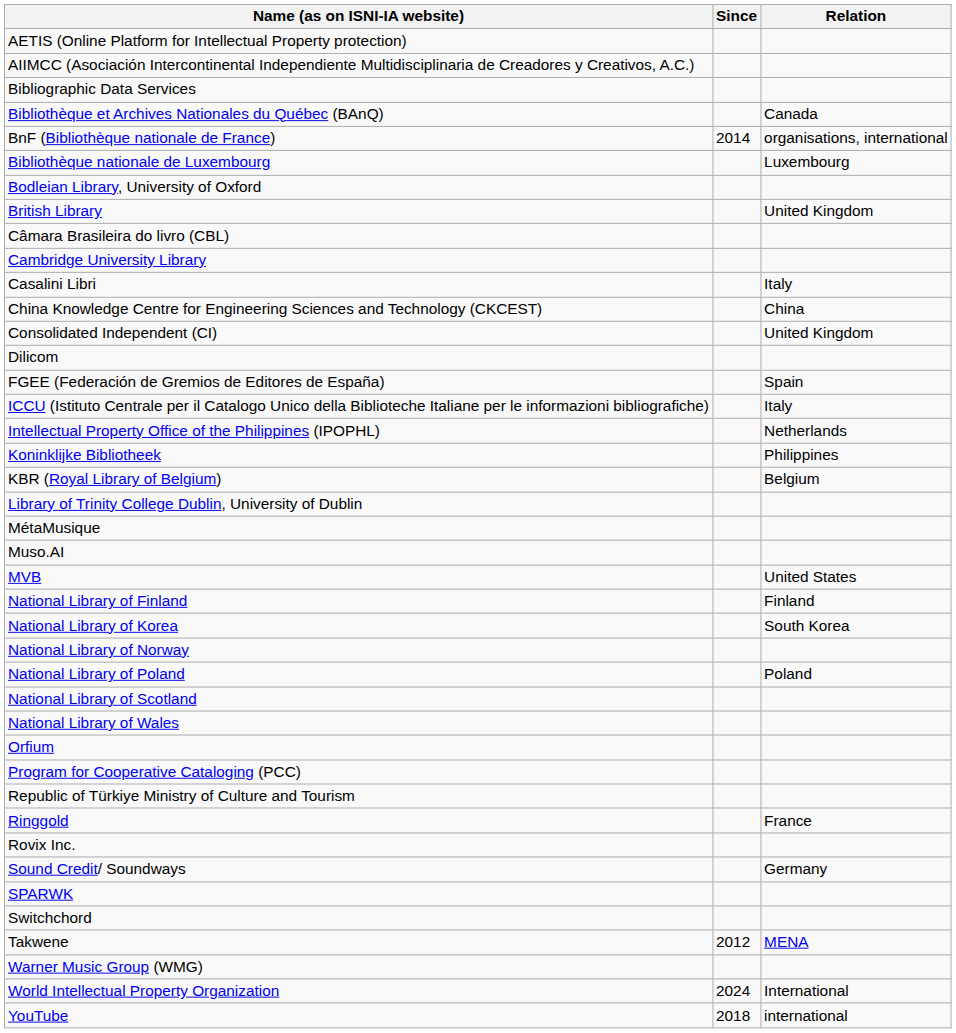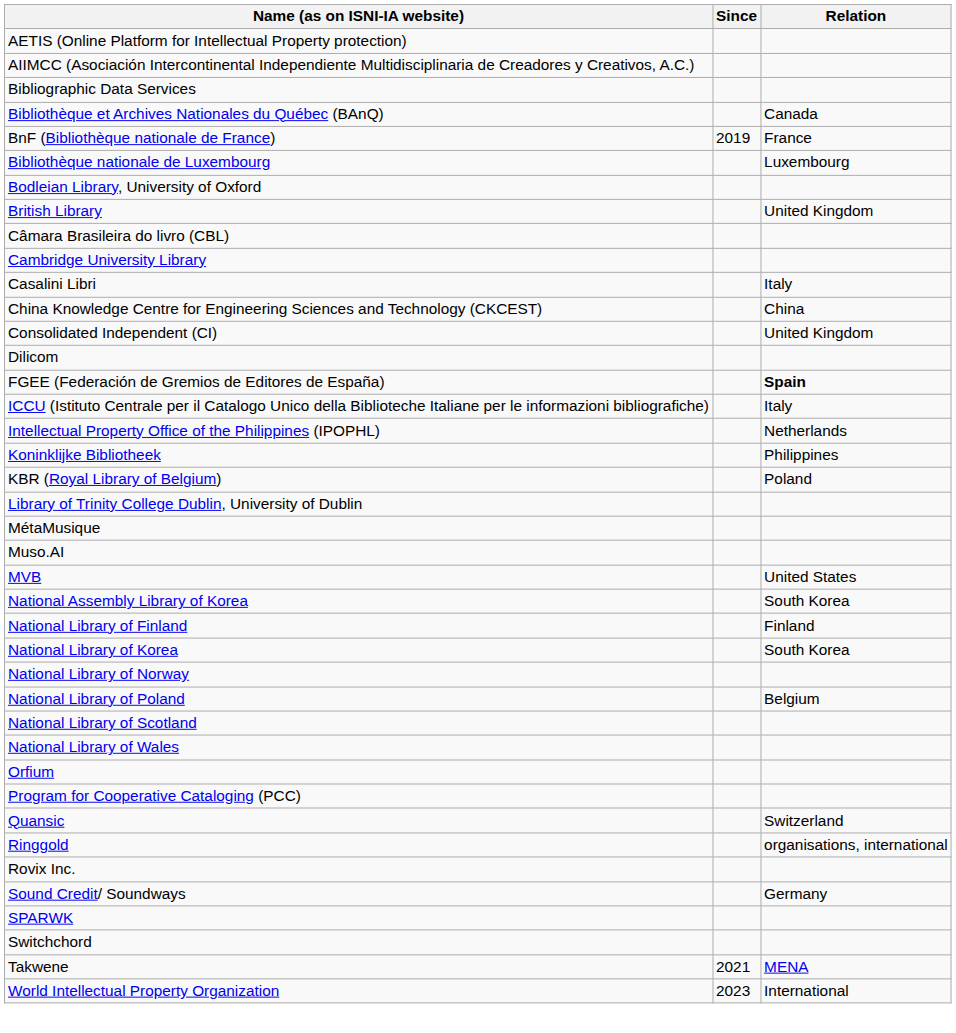(733, 138) 2014 -> (733, 138) 2019
(856, 138) organisations, international -> (788, 138) France
(784, 382) normal -> (785, 382) bold
(792, 479) Belgium -> (788, 479) Poland
+ row: (128, 601)
(788, 674) Poland -> (792, 698) Belgium
+ row: (36, 820)
- row: (181, 796)
(788, 820) France -> (856, 844) organisations, international
(733, 942) 2012 -> (733, 966) 2021
- row: (105, 966)
(733, 991) 2024 -> (733, 991) 2023
- row: (38, 1015)
